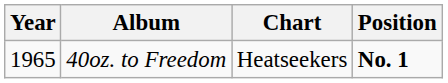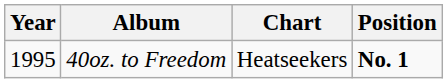(33, 58) 1965 -> (33, 58) 1995
